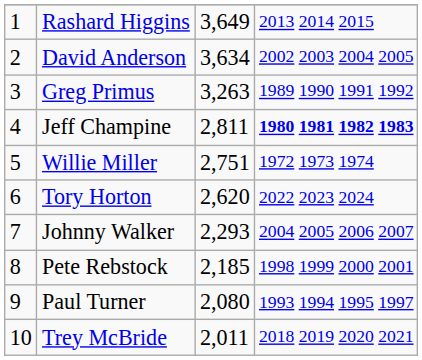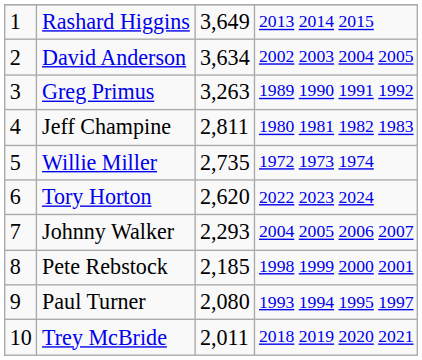(336, 127) bold -> (336, 127) normal
(225, 162) 2,751 -> (225, 162) 2,735
